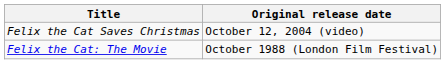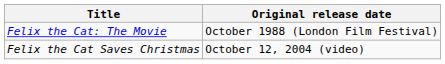rows swapped: (87, 49) <-> (104, 31)
